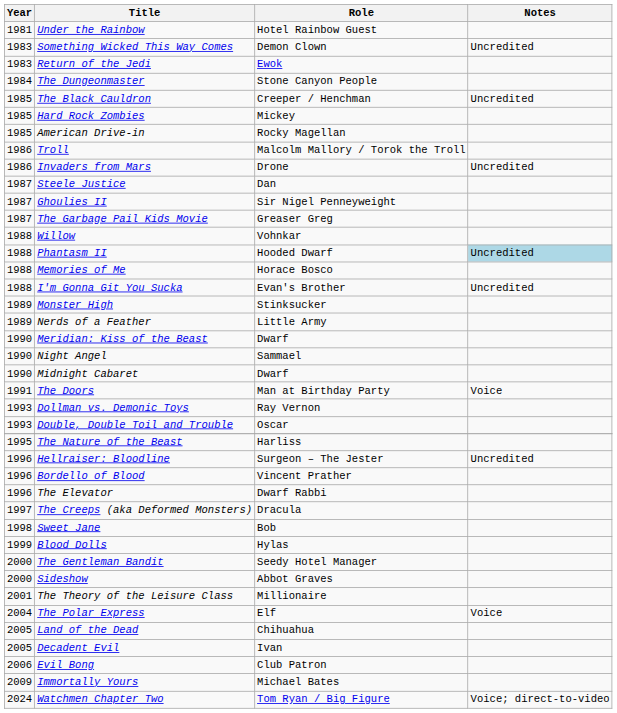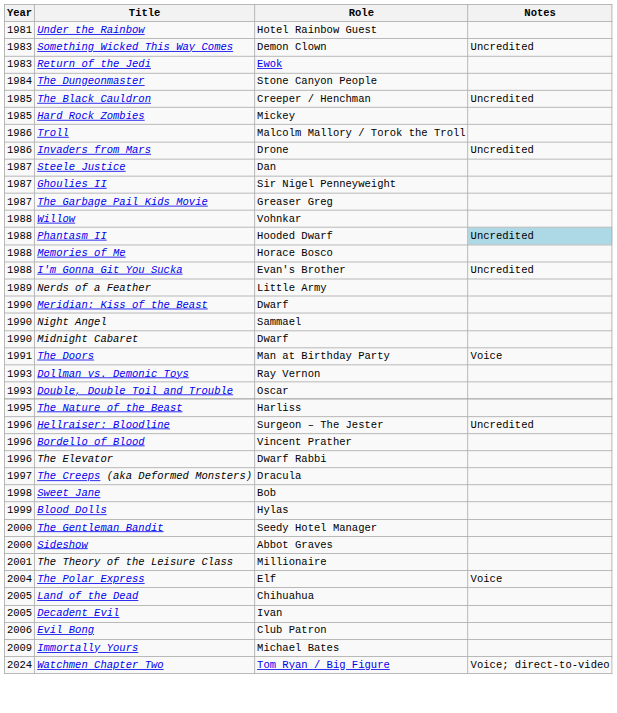- row: (91, 133)
- row: (75, 305)
